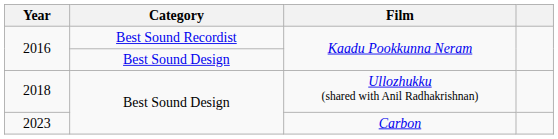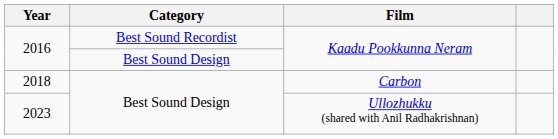(400, 88) Ullozhukku (shared with Anil Radhakrishnan) -> (400, 81) Carbon
(400, 123) Carbon -> (400, 110) Ullozhukku (shared with Anil Radhakrishnan)
